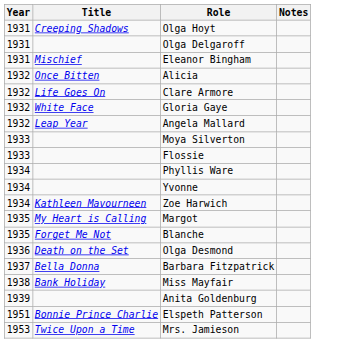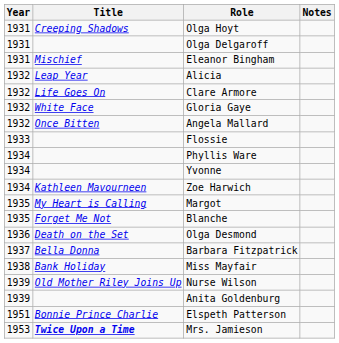(67, 76) Once Bitten -> (61, 76) Leap Year
(61, 124) Leap Year -> (67, 124) Once Bitten
- row: (204, 139)
+ row: (221, 282)
(85, 330) normal -> (85, 330) bold
